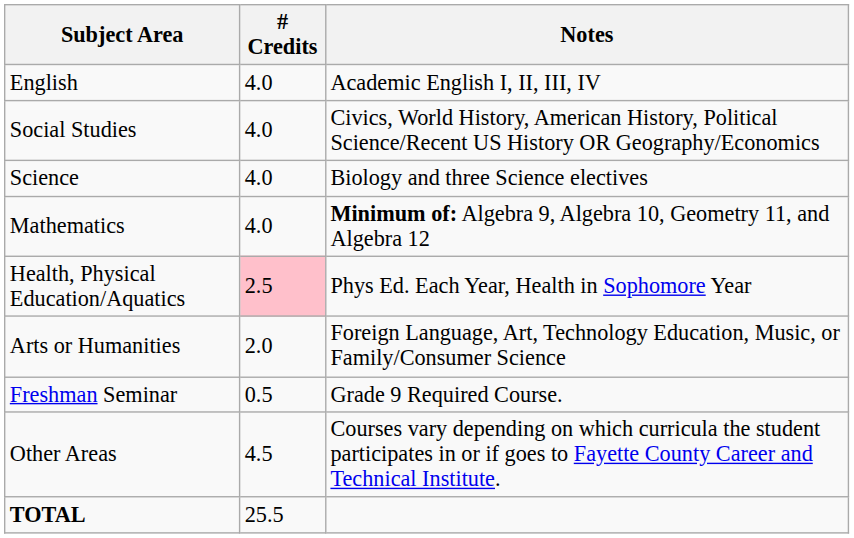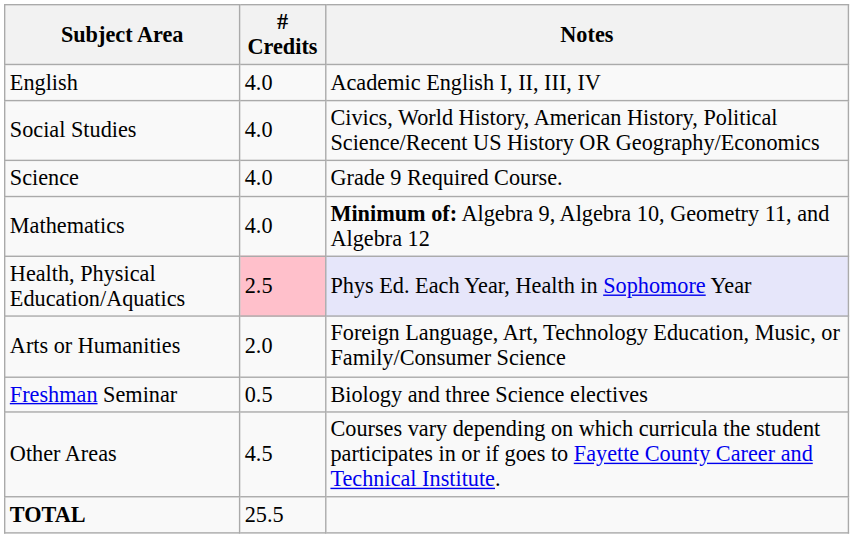(489, 177) Biology and three Science electives -> (447, 177) Grade 9 Required Course.
(541, 286) no background -> (541, 286) lavender background
(447, 394) Grade 9 Required Course. -> (489, 394) Biology and three Science electives
